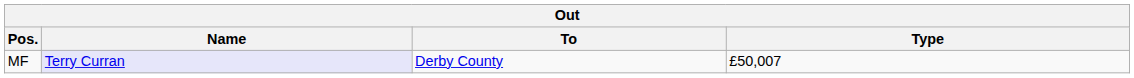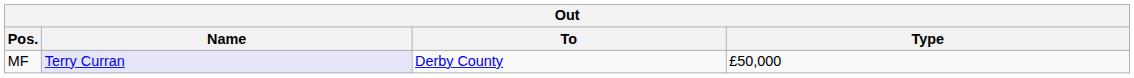(755, 61) £50,007 -> (755, 61) £50,000
